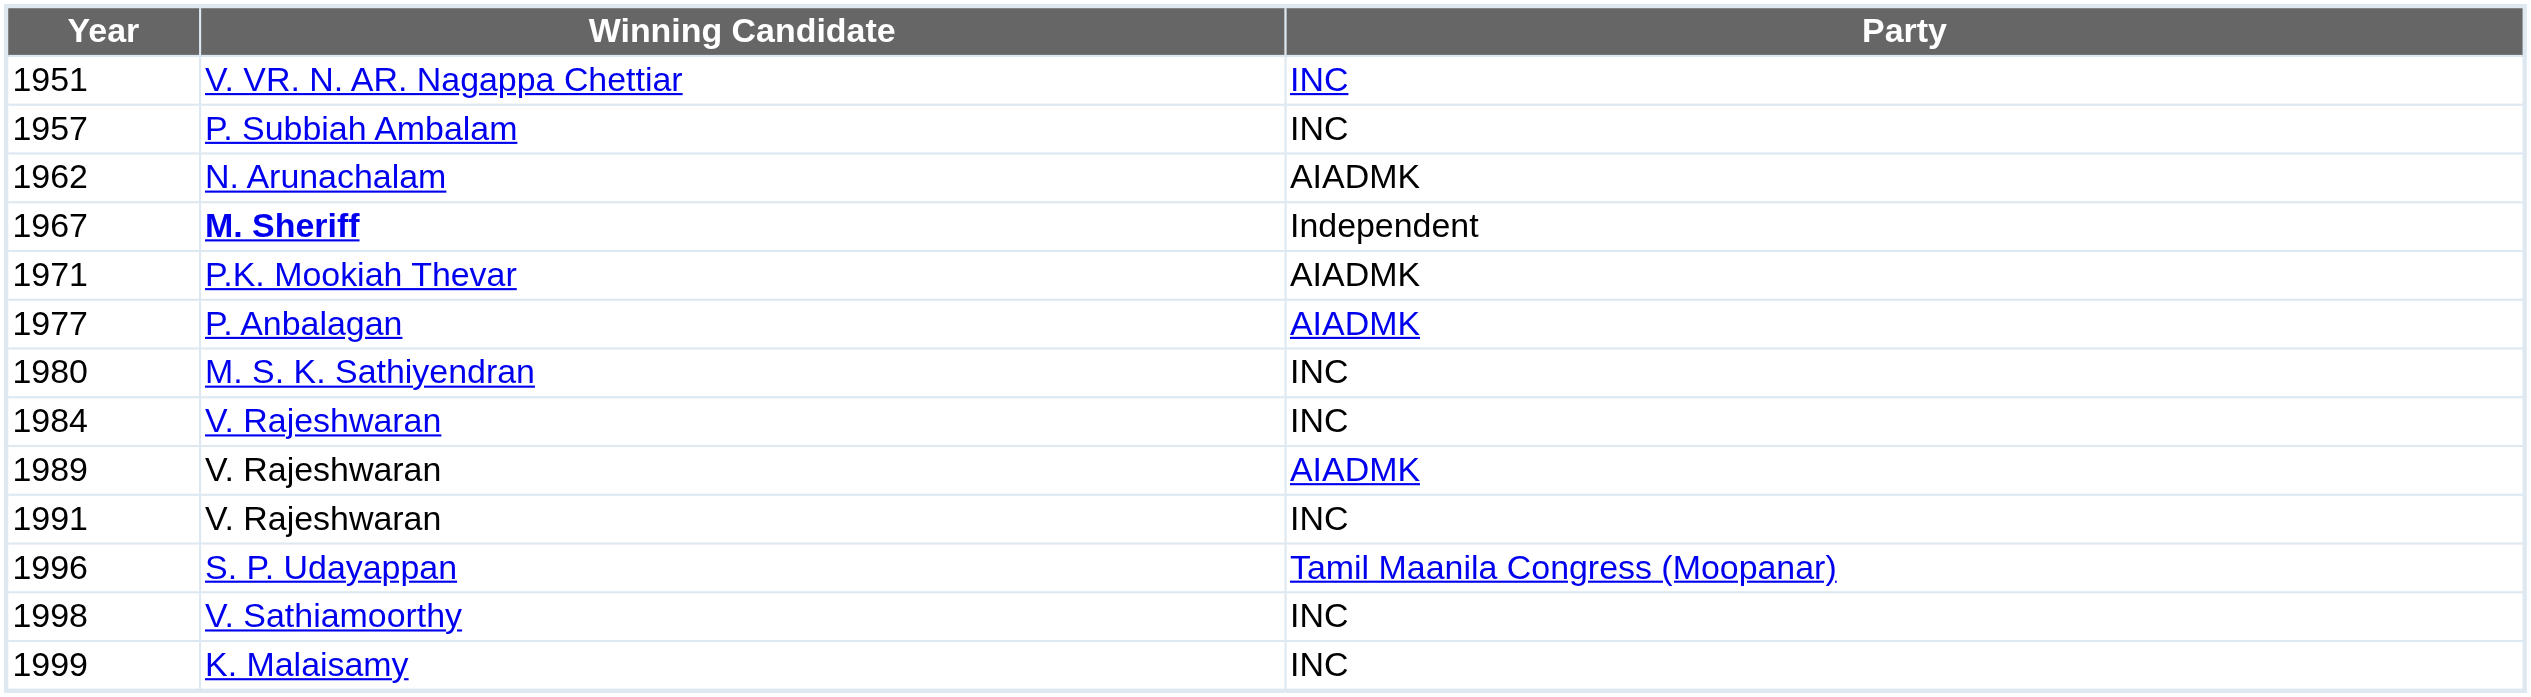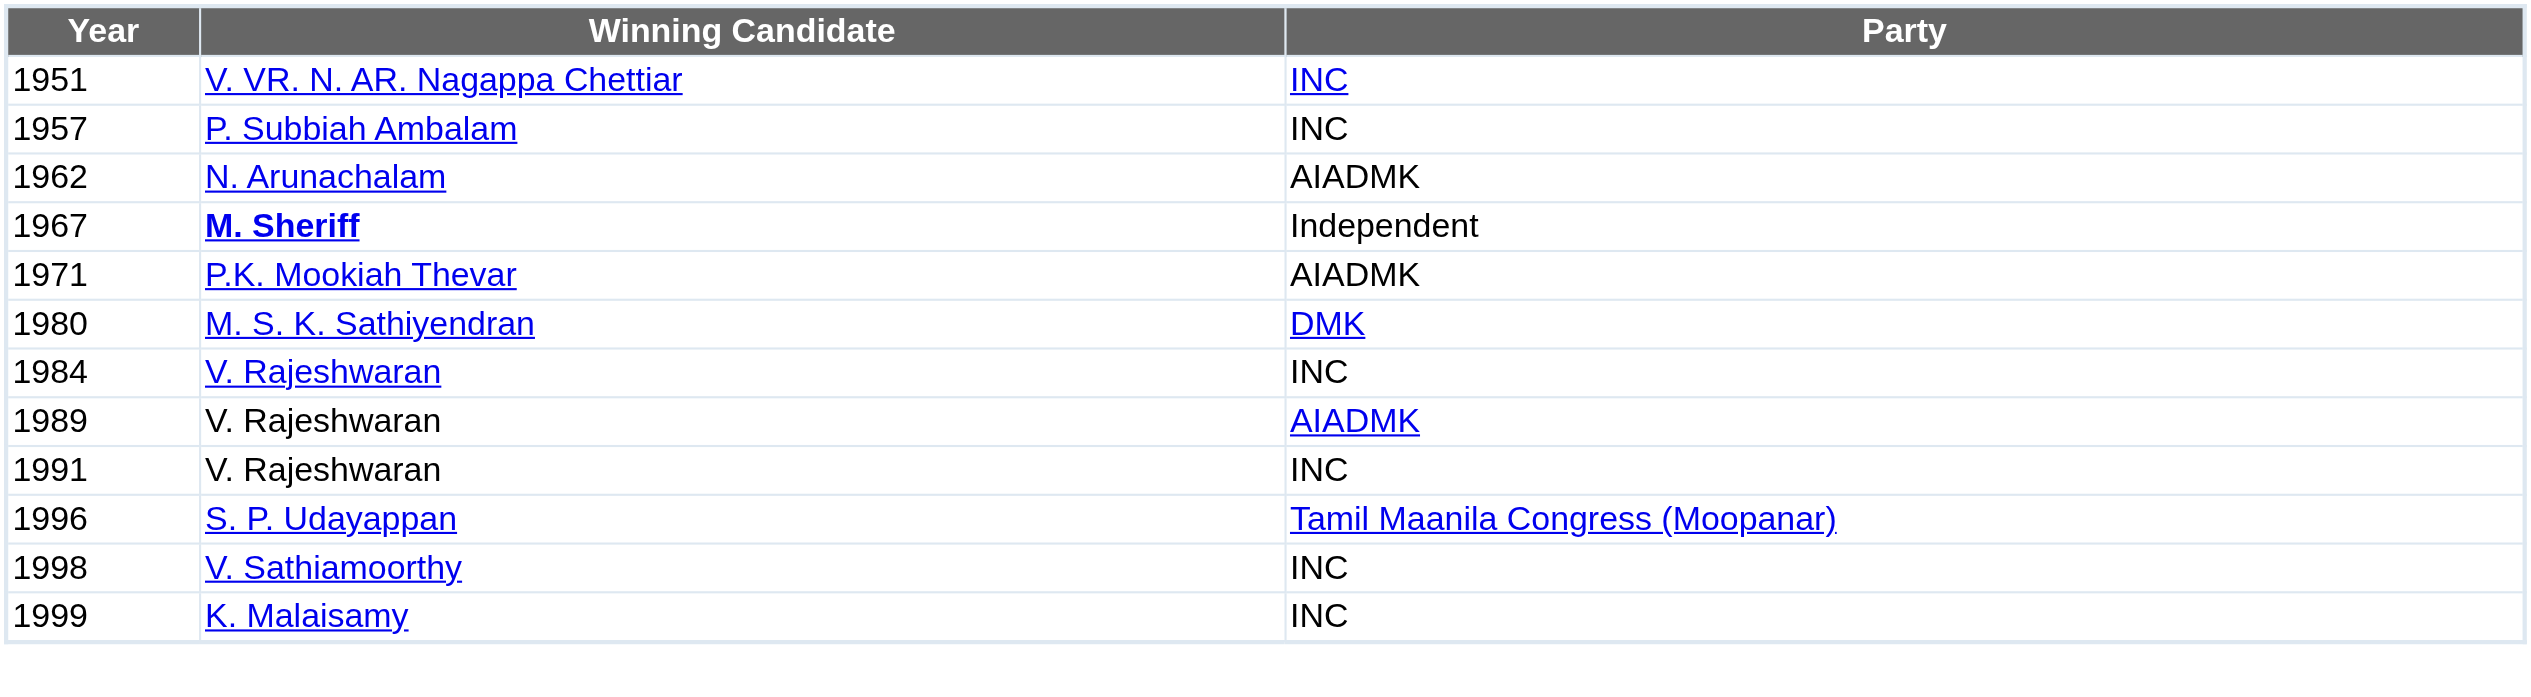- row: (50, 323)
(1319, 372) INC -> (1328, 323) DMK
